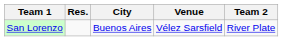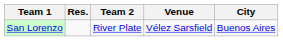columns swapped: (251, 12) <-> (122, 12)
